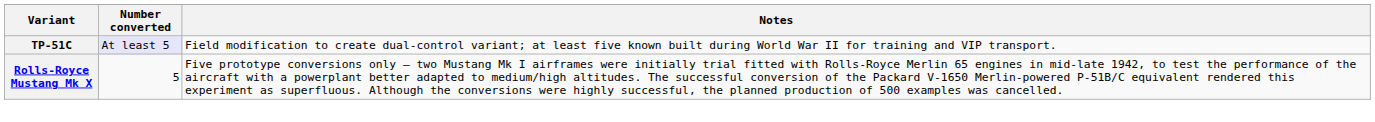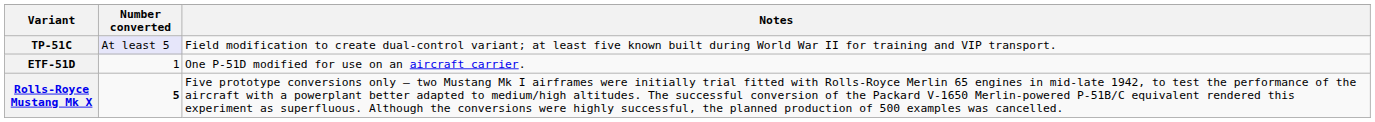+ row: (52, 64)
(176, 77) normal -> (176, 95) bold
